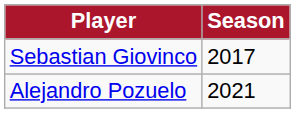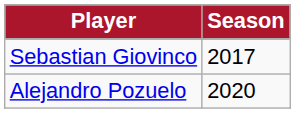(231, 90) 2021 -> (231, 90) 2020
